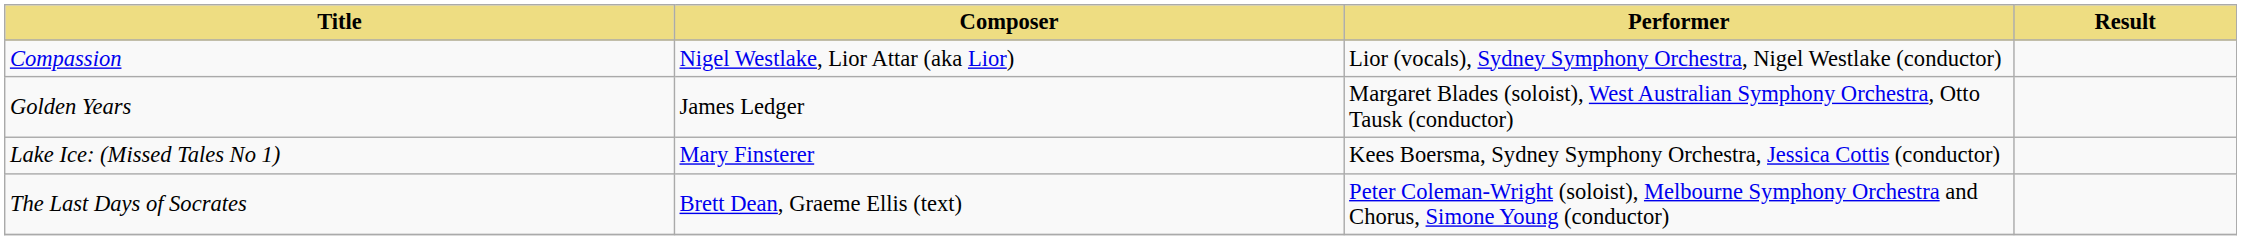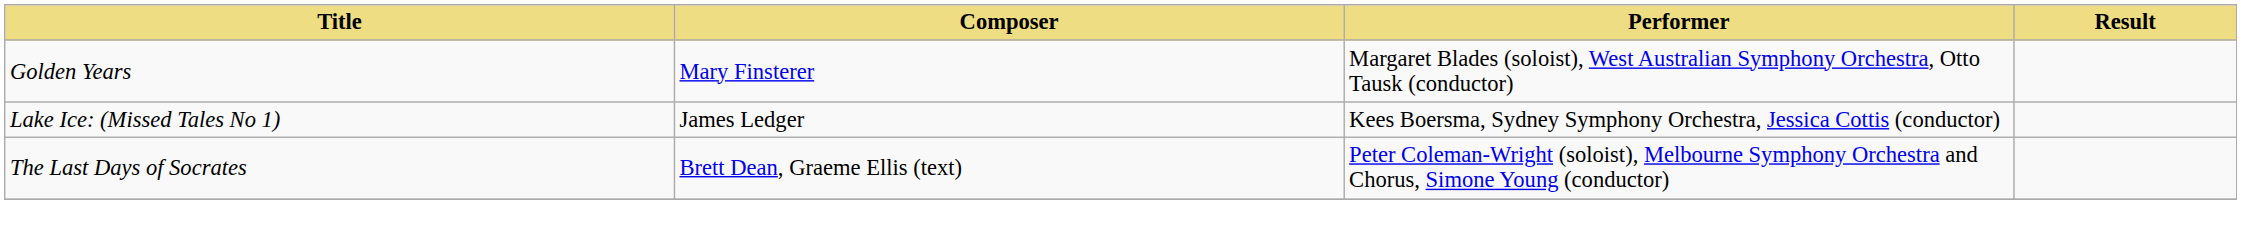- row: (66, 58)
(742, 106) James Ledger -> (747, 70) Mary Finsterer
(747, 155) Mary Finsterer -> (742, 119) James Ledger
